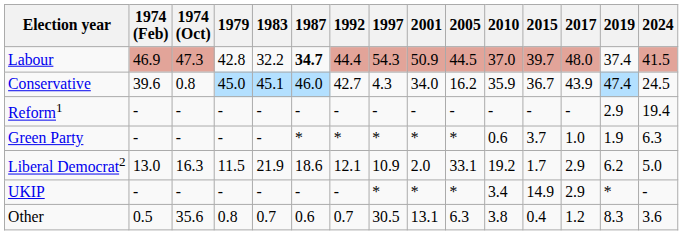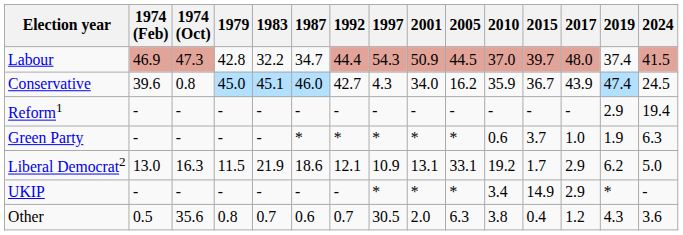(309, 59) bold -> (309, 59) normal
(421, 165) 2.0 -> (425, 165) 13.1
(425, 217) 13.1 -> (421, 217) 2.0
(614, 217) 8.3 -> (614, 217) 4.3
